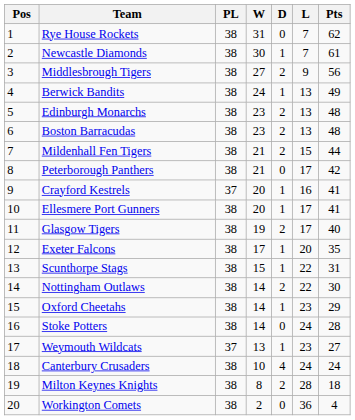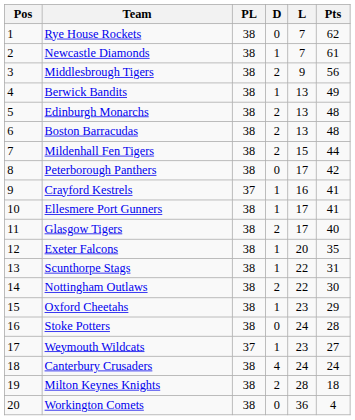- column: (259, 14)
